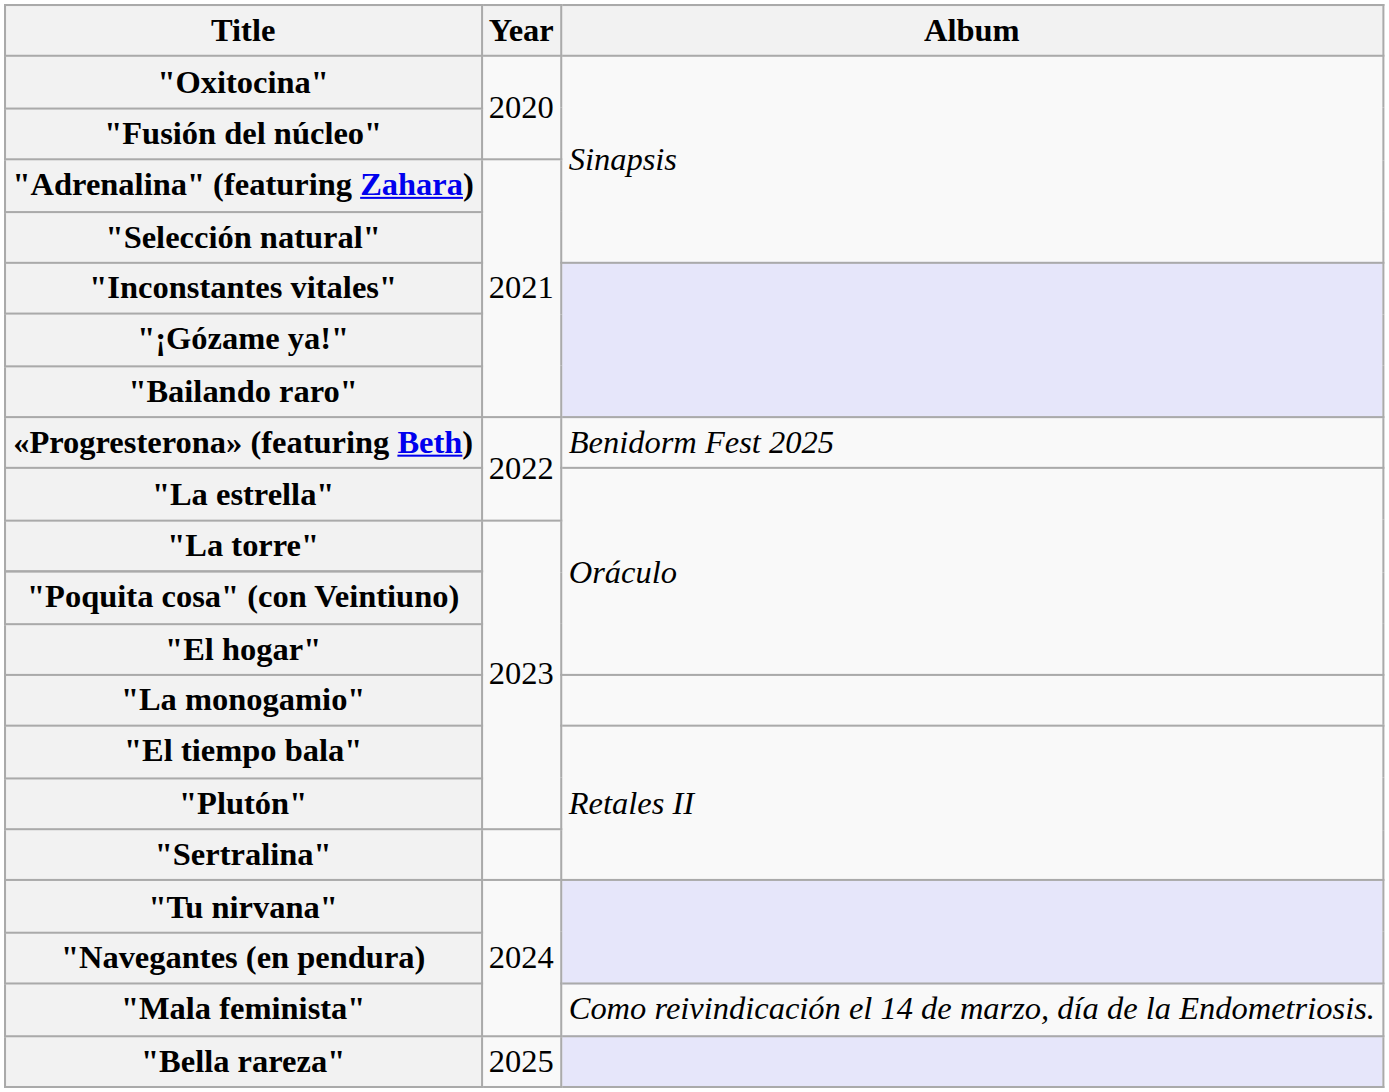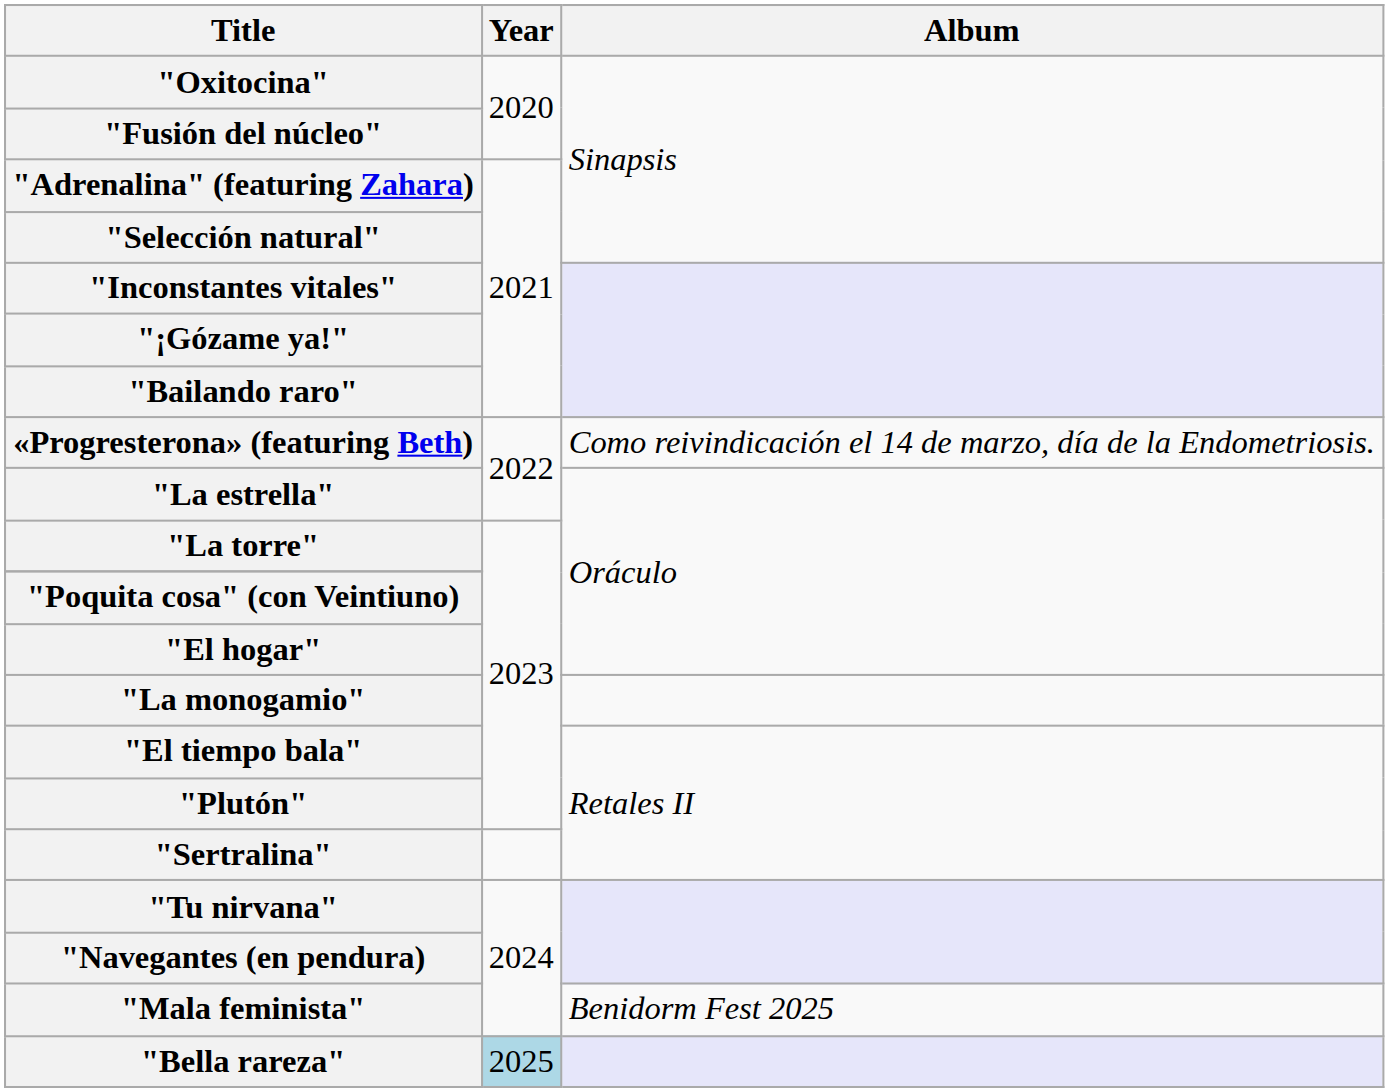(701, 442) Benidorm Fest 2025 -> (972, 442) Como reivindicación el 14 de marzo, día de la Endometriosis.
(972, 1008) Como reivindicación el 14 de marzo, día de la Endometriosis. -> (701, 1008) Benidorm Fest 2025
(521, 1060) no background -> (521, 1060) lightblue background
